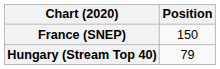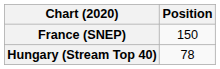(187, 54) 79 -> (187, 54) 78
